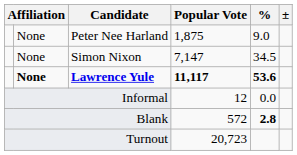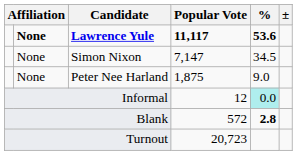rows swapped: (113, 77) <-> (120, 35)
(268, 98) no background -> (268, 98) paleturquoise background
